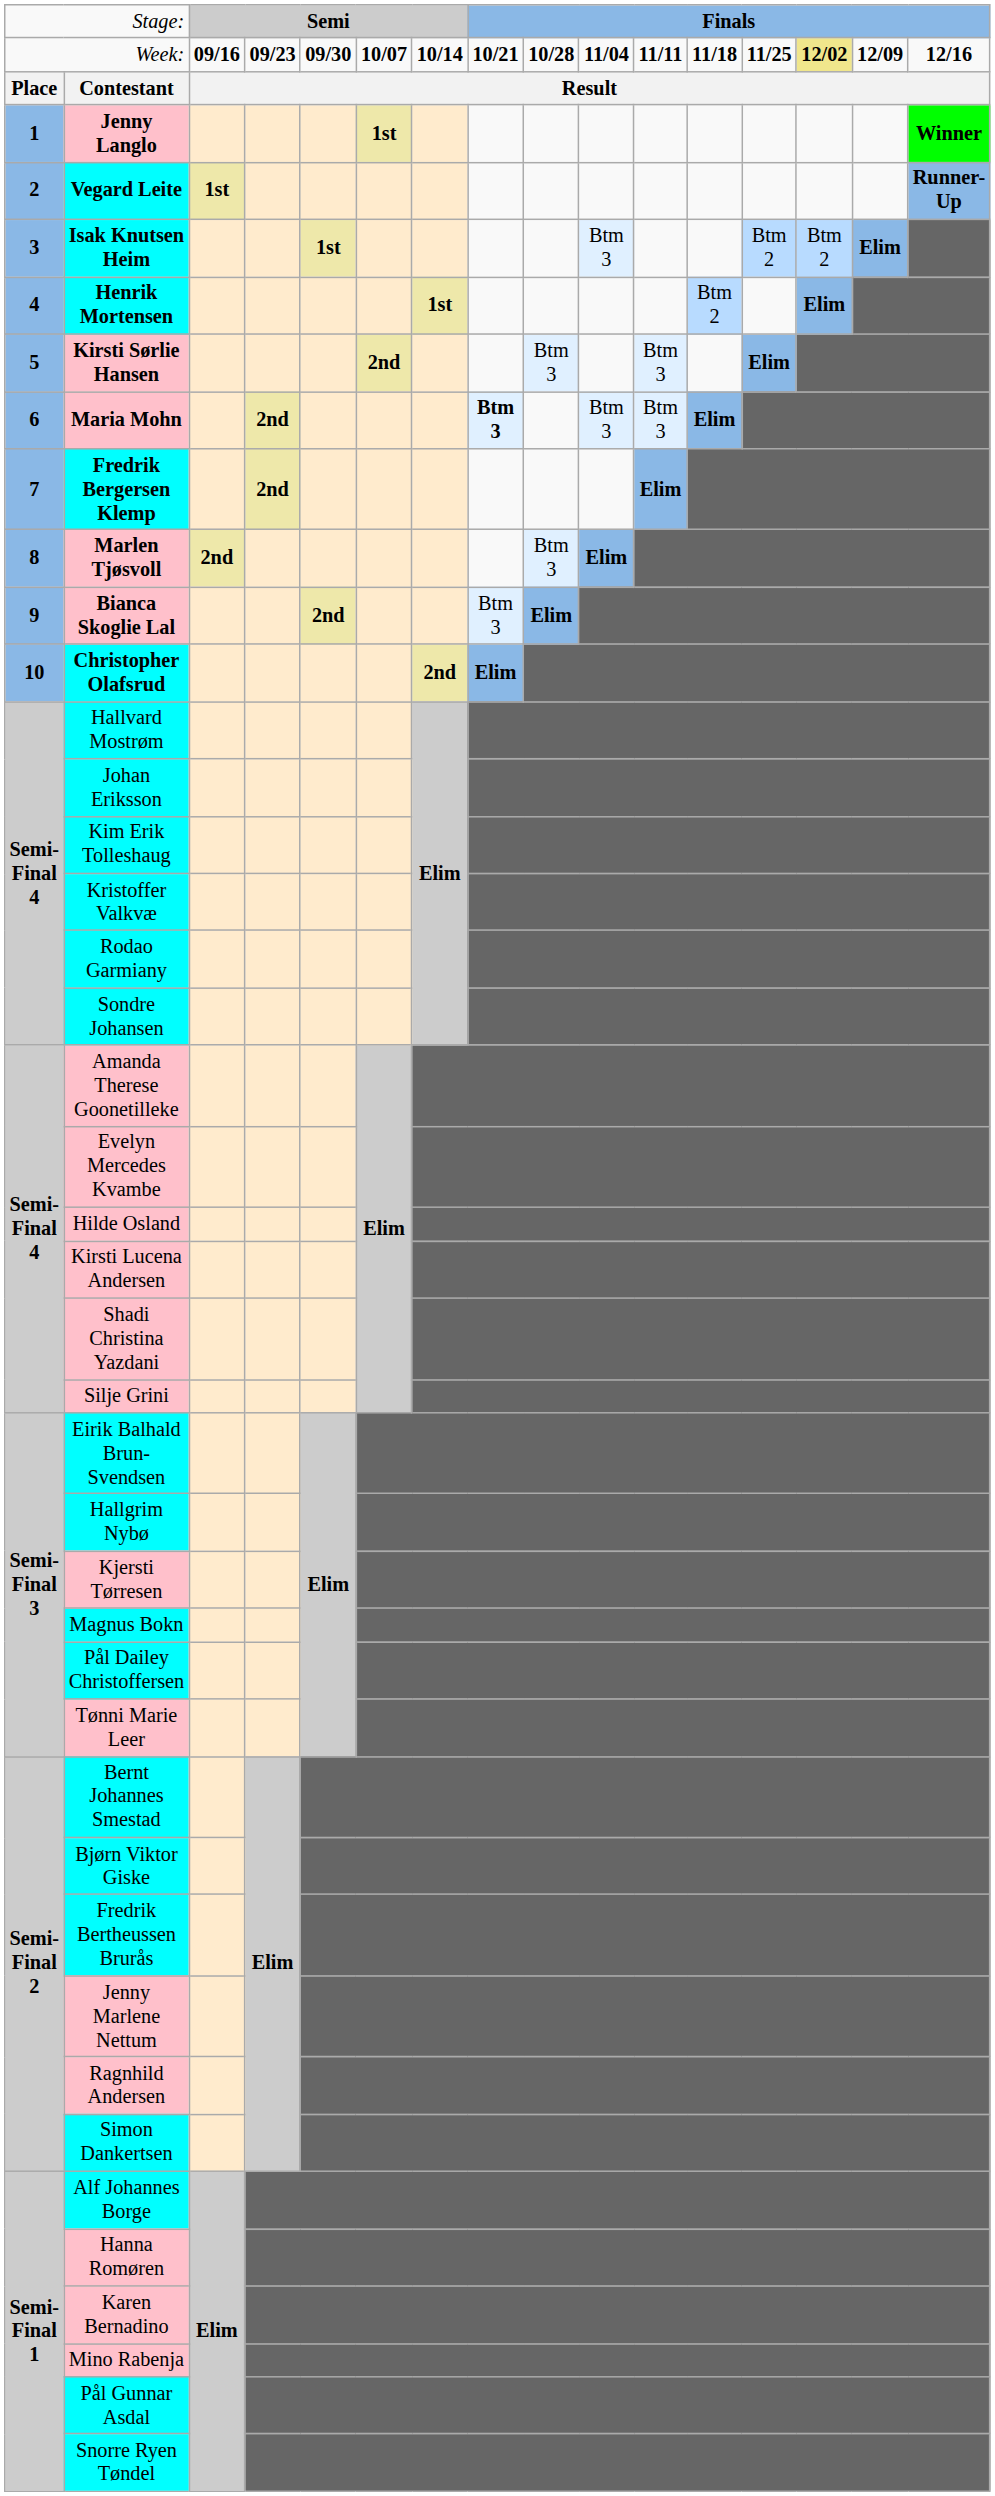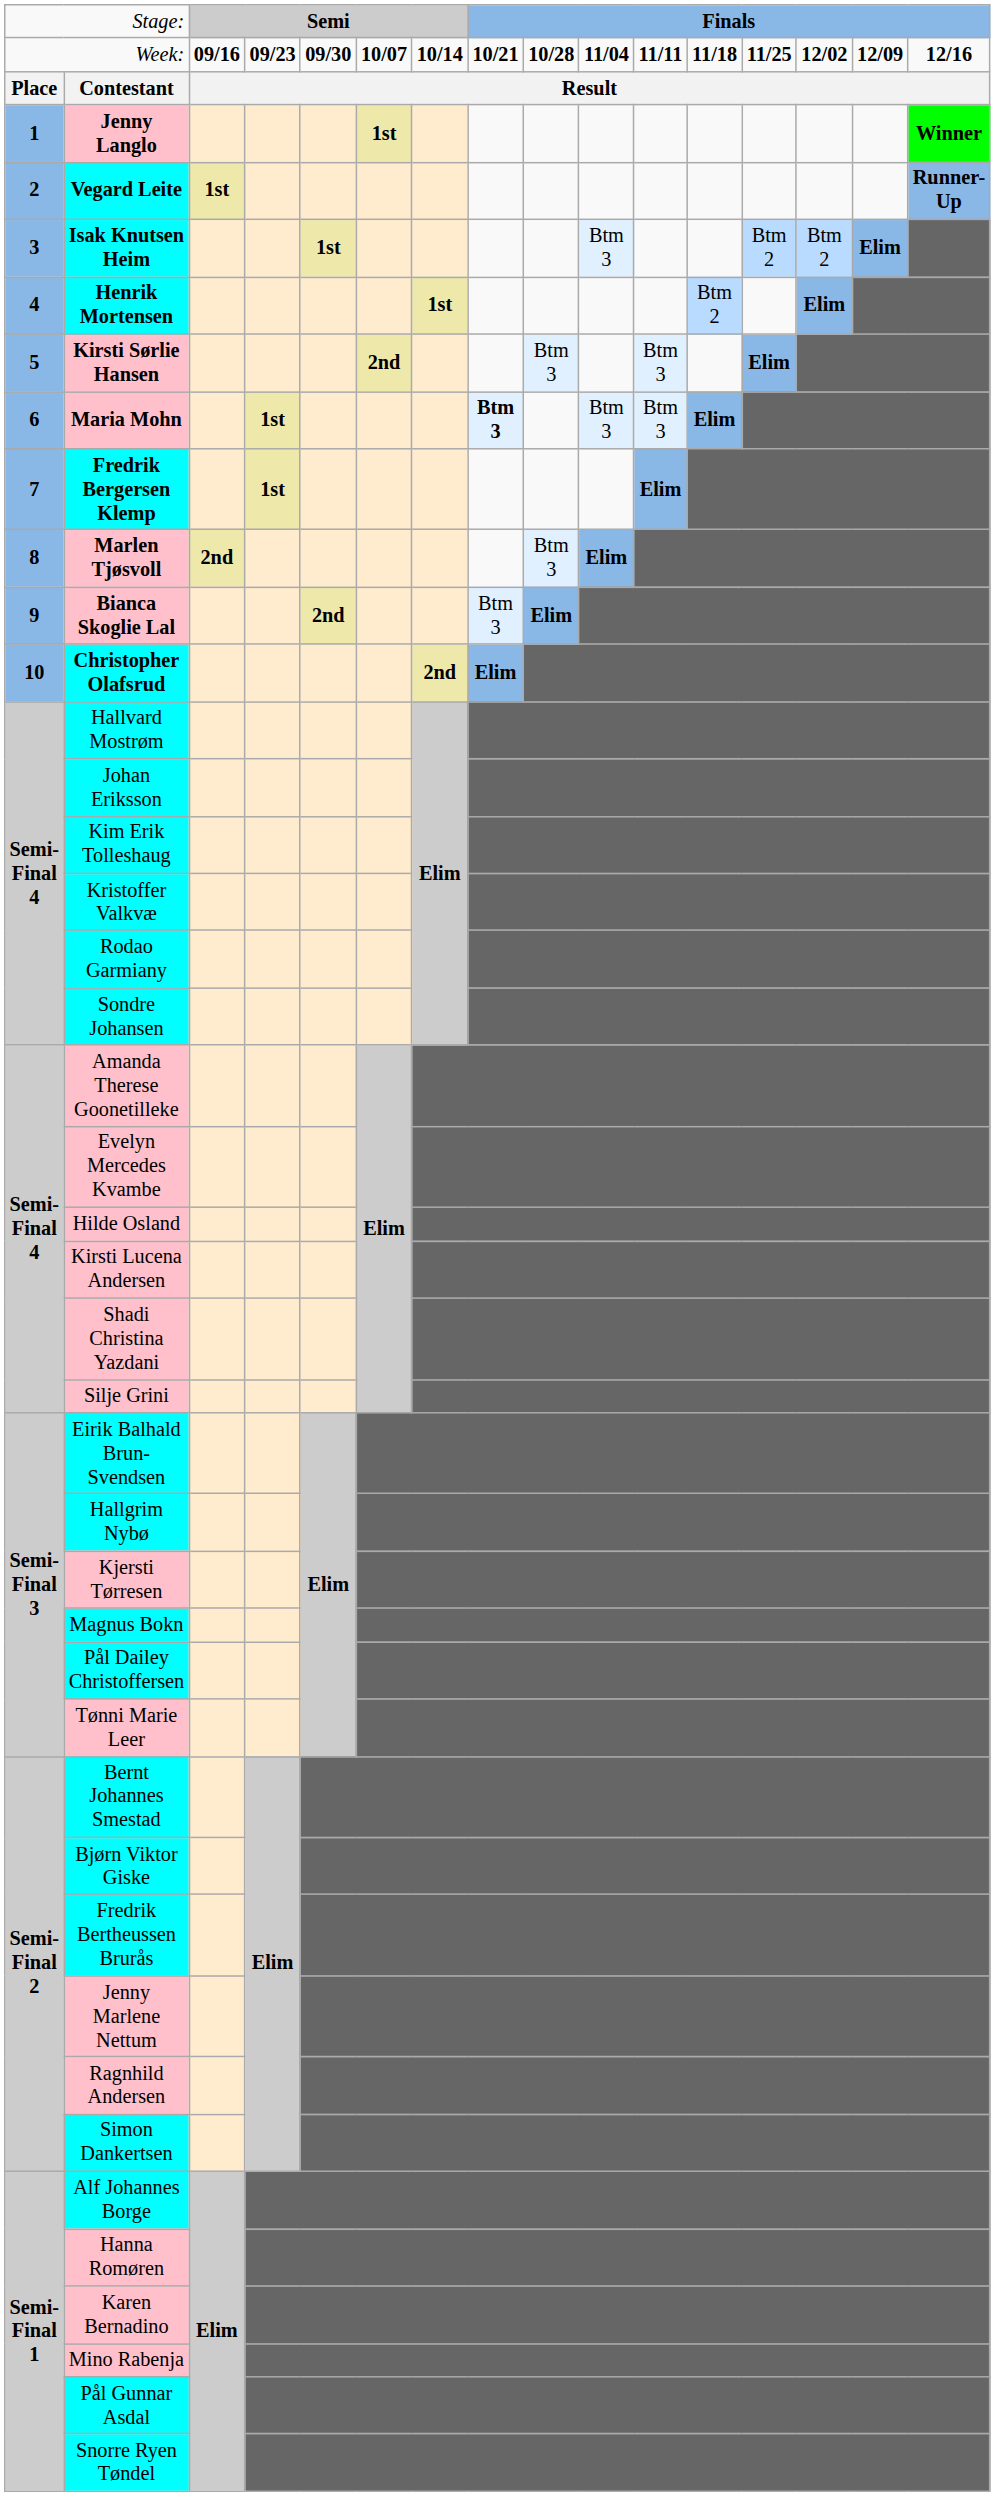(824, 54) khaki background -> (824, 54) no background
(273, 419) 2nd -> (273, 419) 1st
(273, 488) 2nd -> (273, 488) 1st
